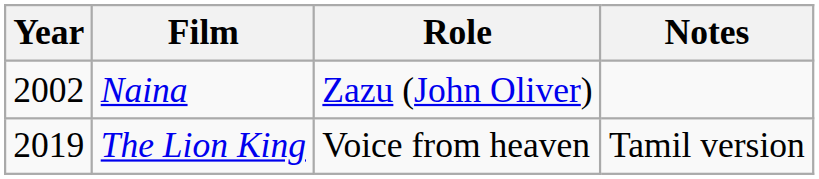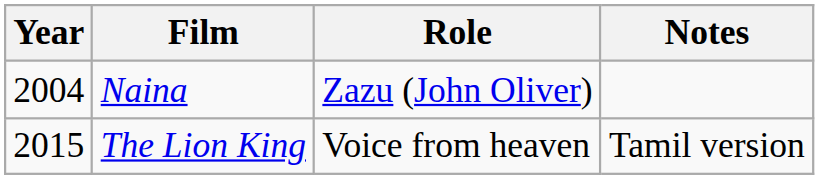(49, 88) 2002 -> (49, 88) 2004
(49, 145) 2019 -> (49, 145) 2015
